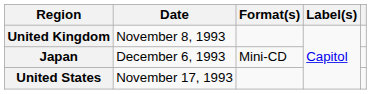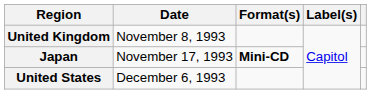(171, 57) December 6, 1993 -> (174, 57) November 17, 1993
(263, 57) normal -> (264, 57) bold
(174, 78) November 17, 1993 -> (171, 78) December 6, 1993
